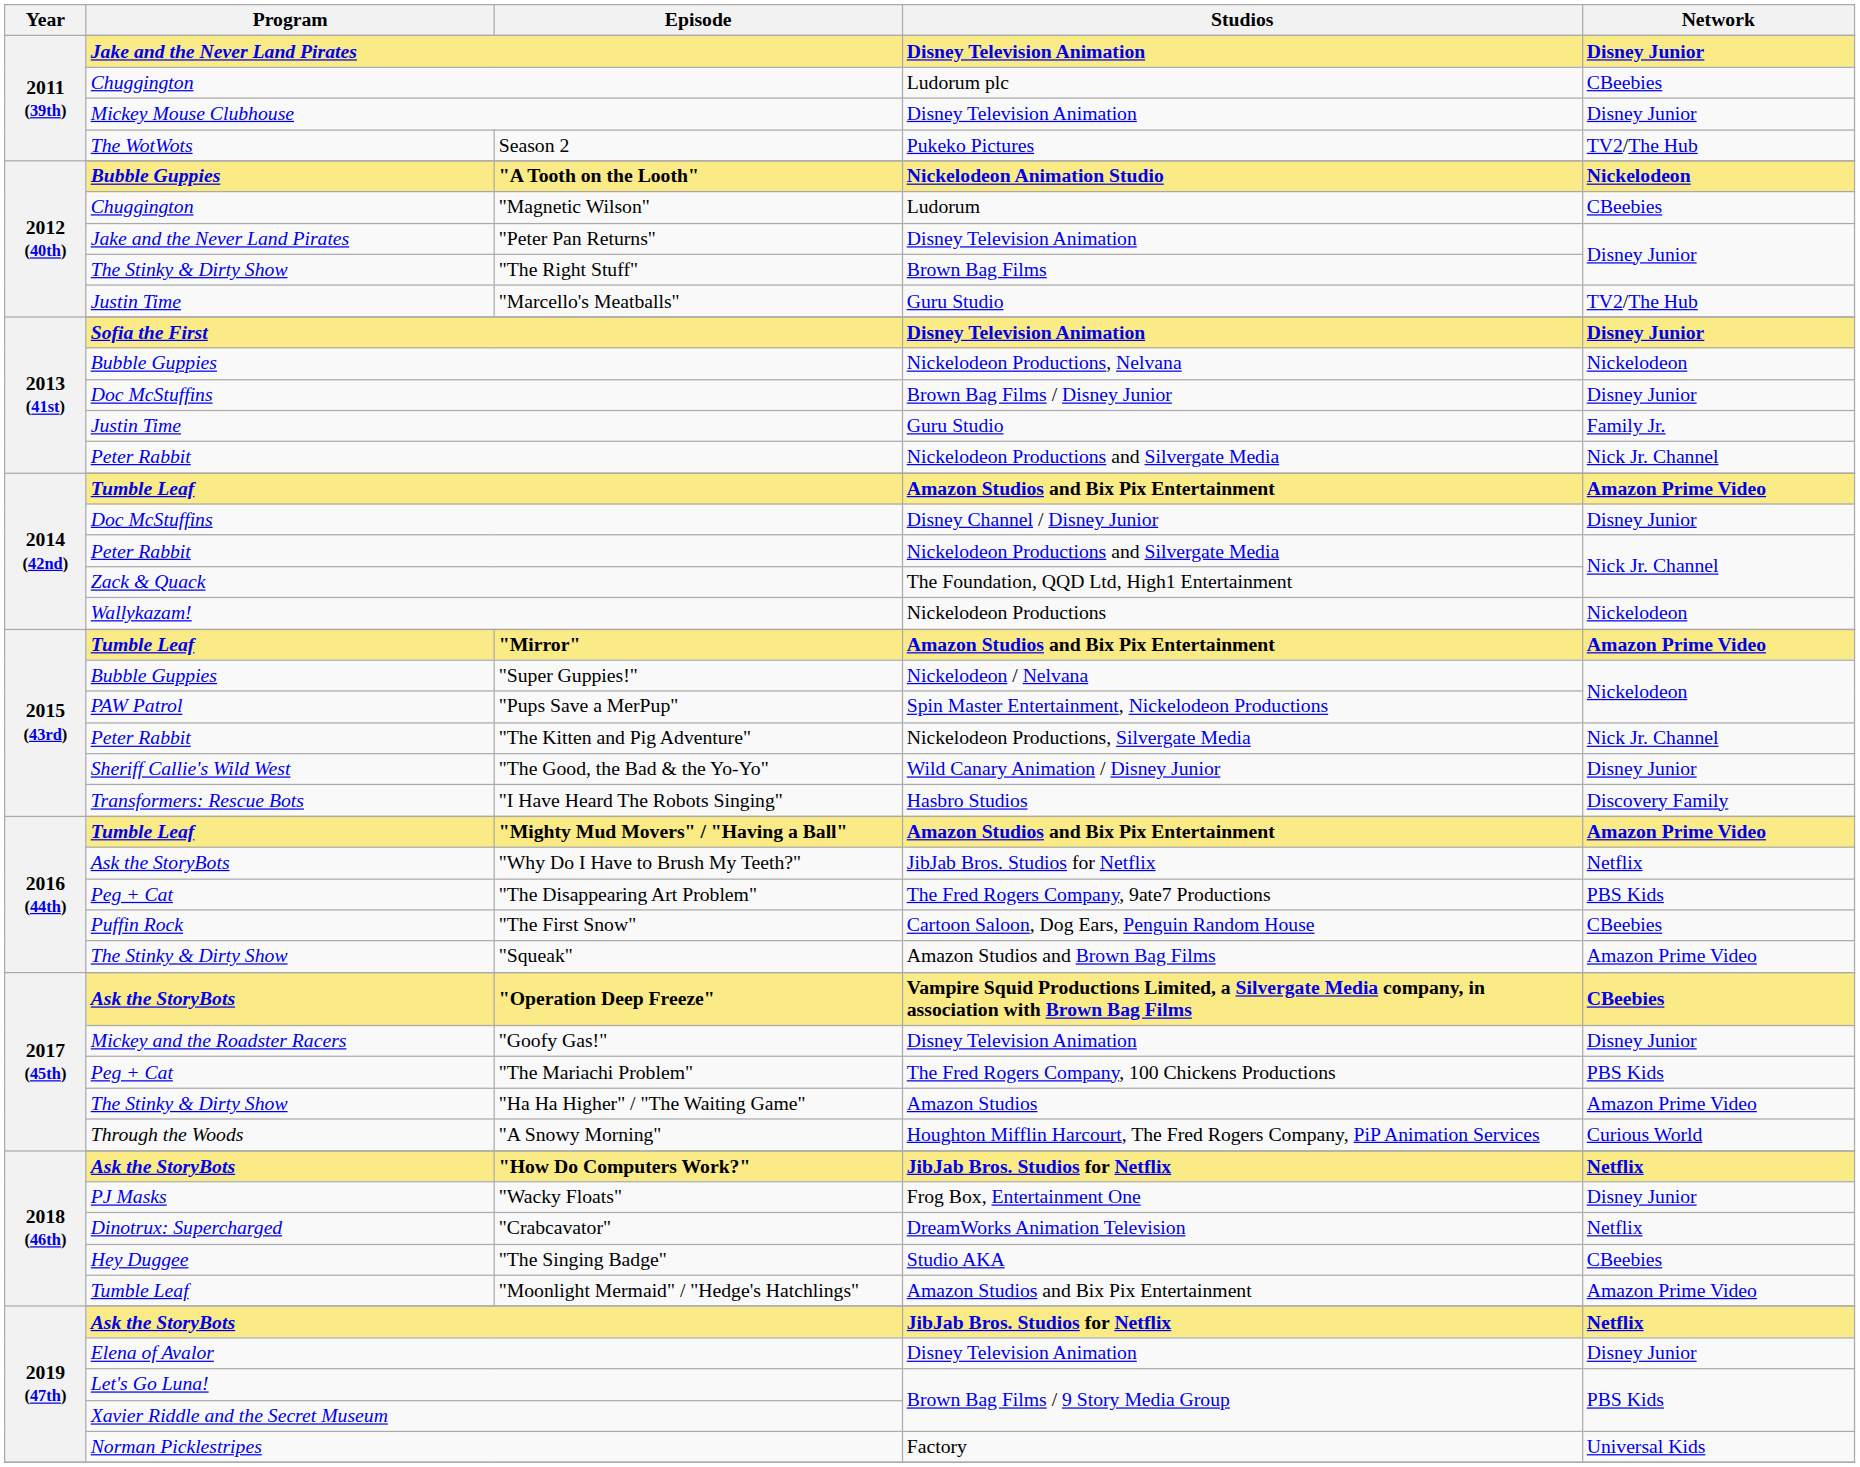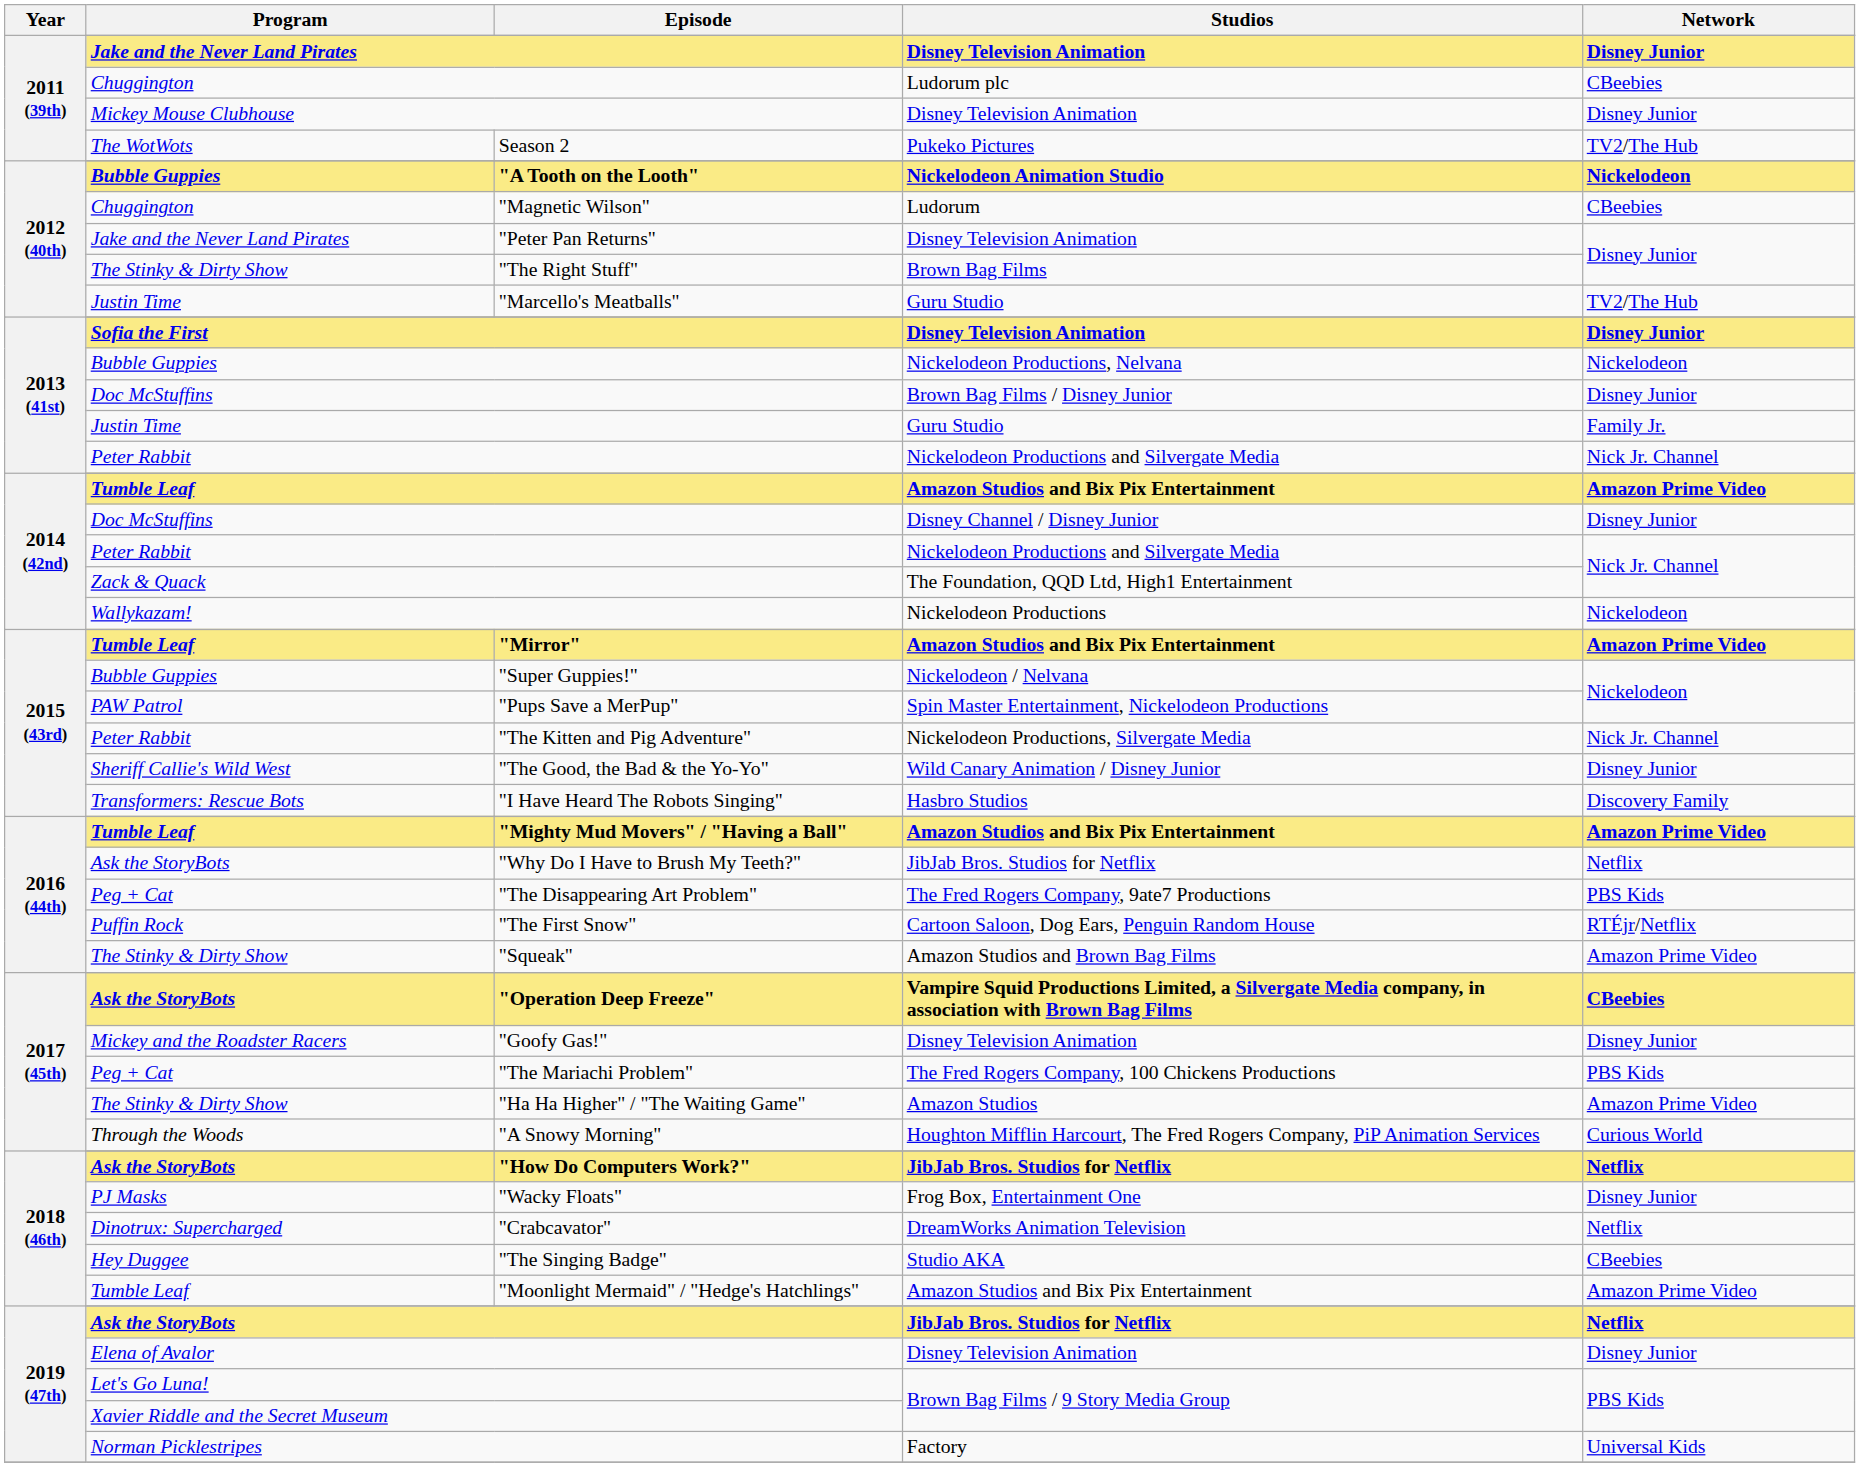(1624, 925) CBeebies -> (1641, 925) RTÉjr/Netflix
